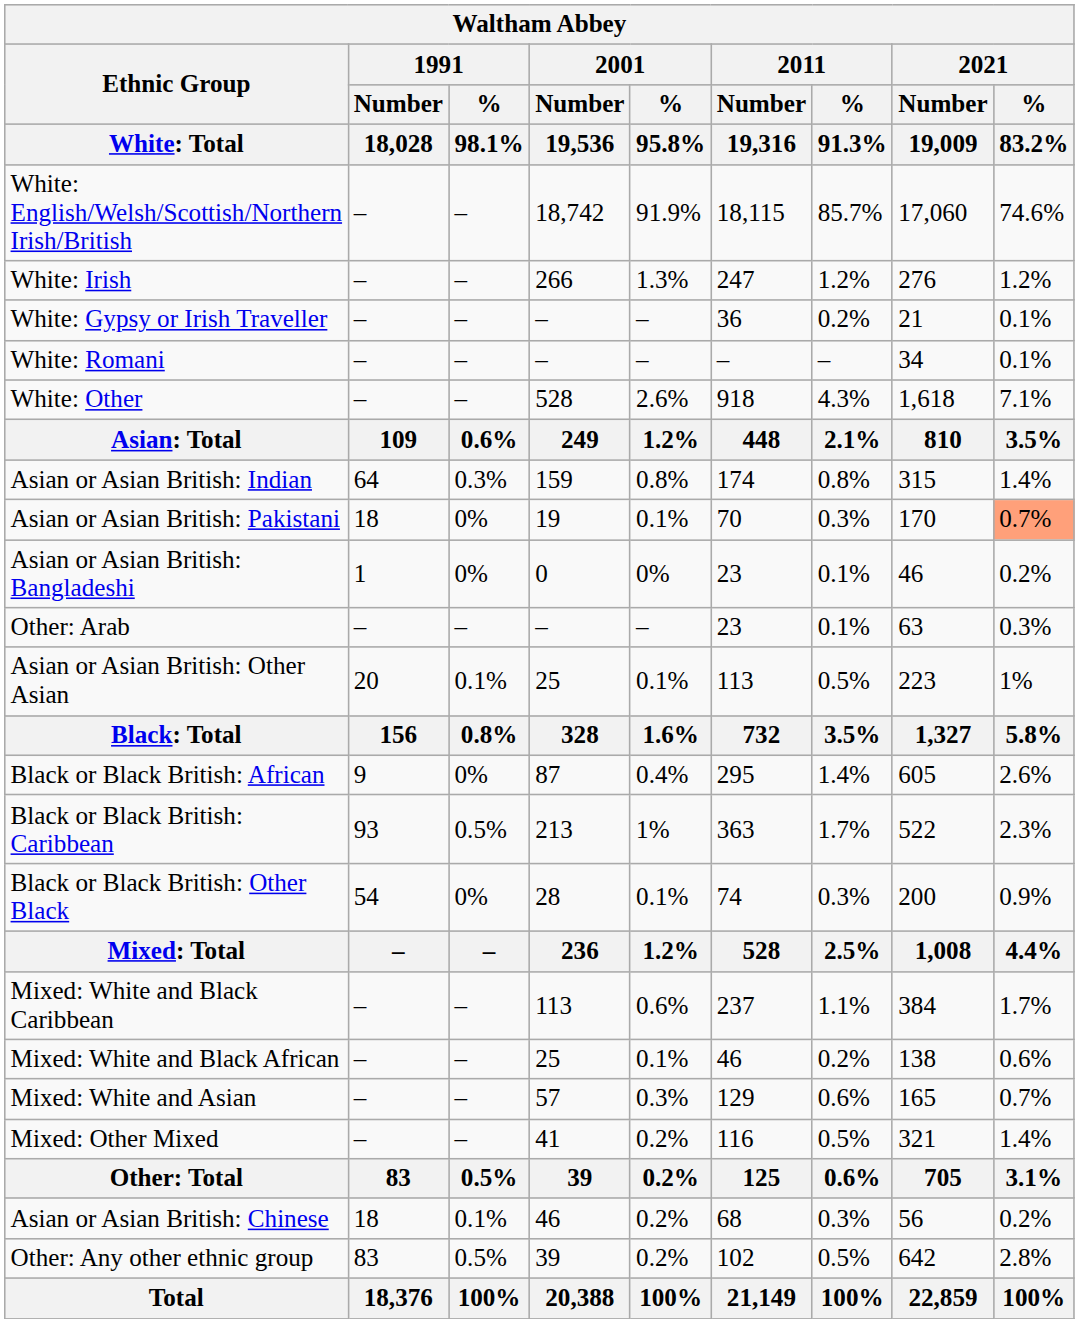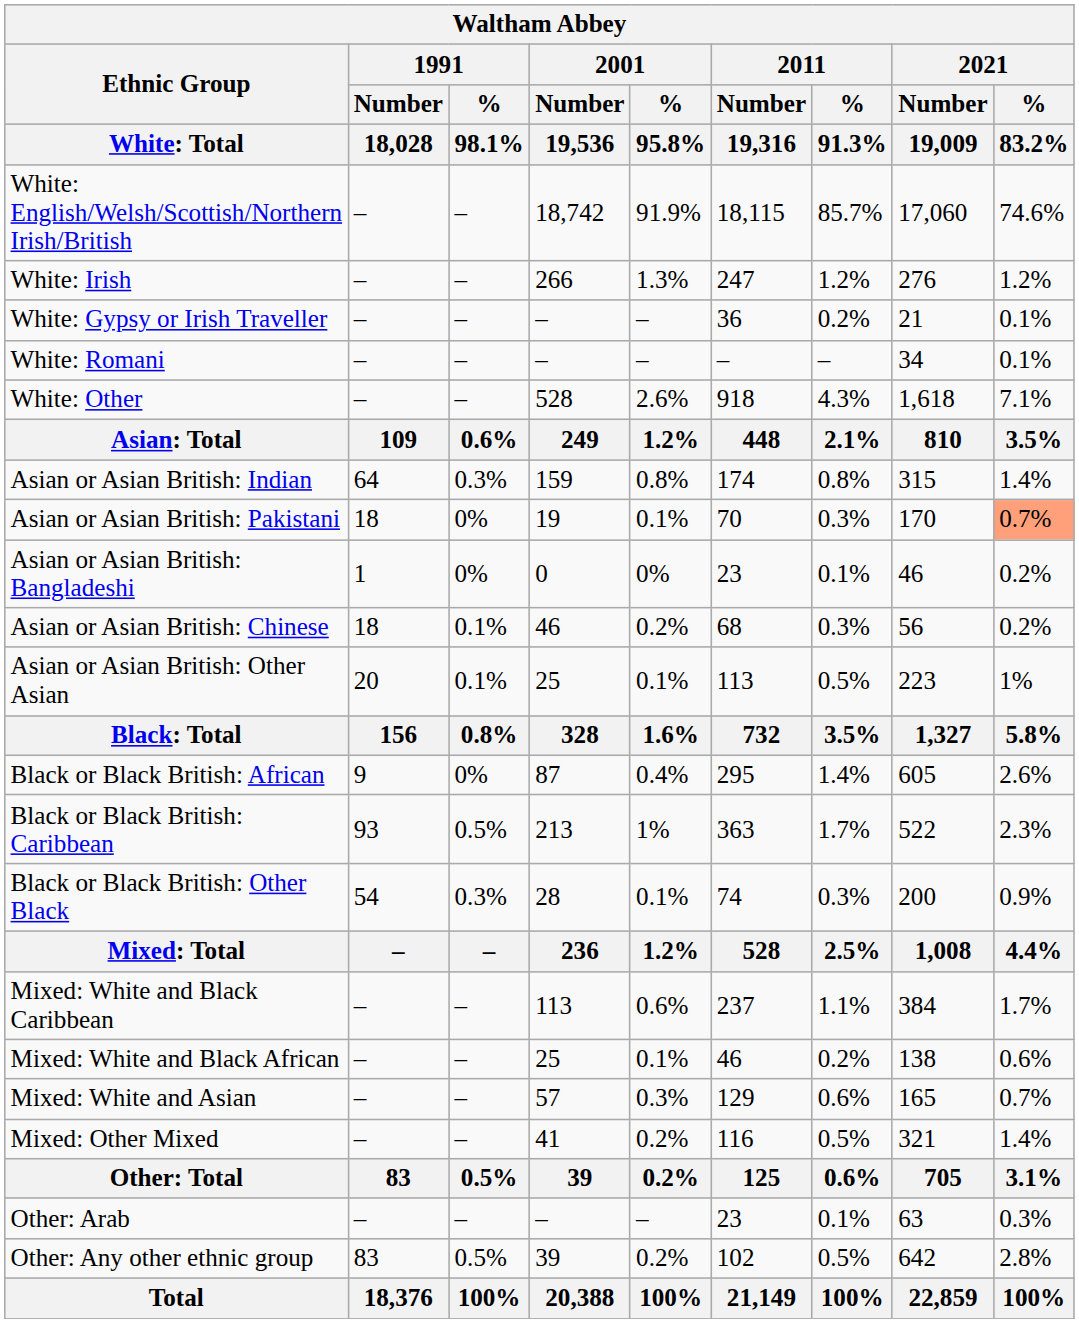rows swapped: (170, 1218) <-> (70, 627)
(471, 896) 0% -> (481, 896) 0.3%
